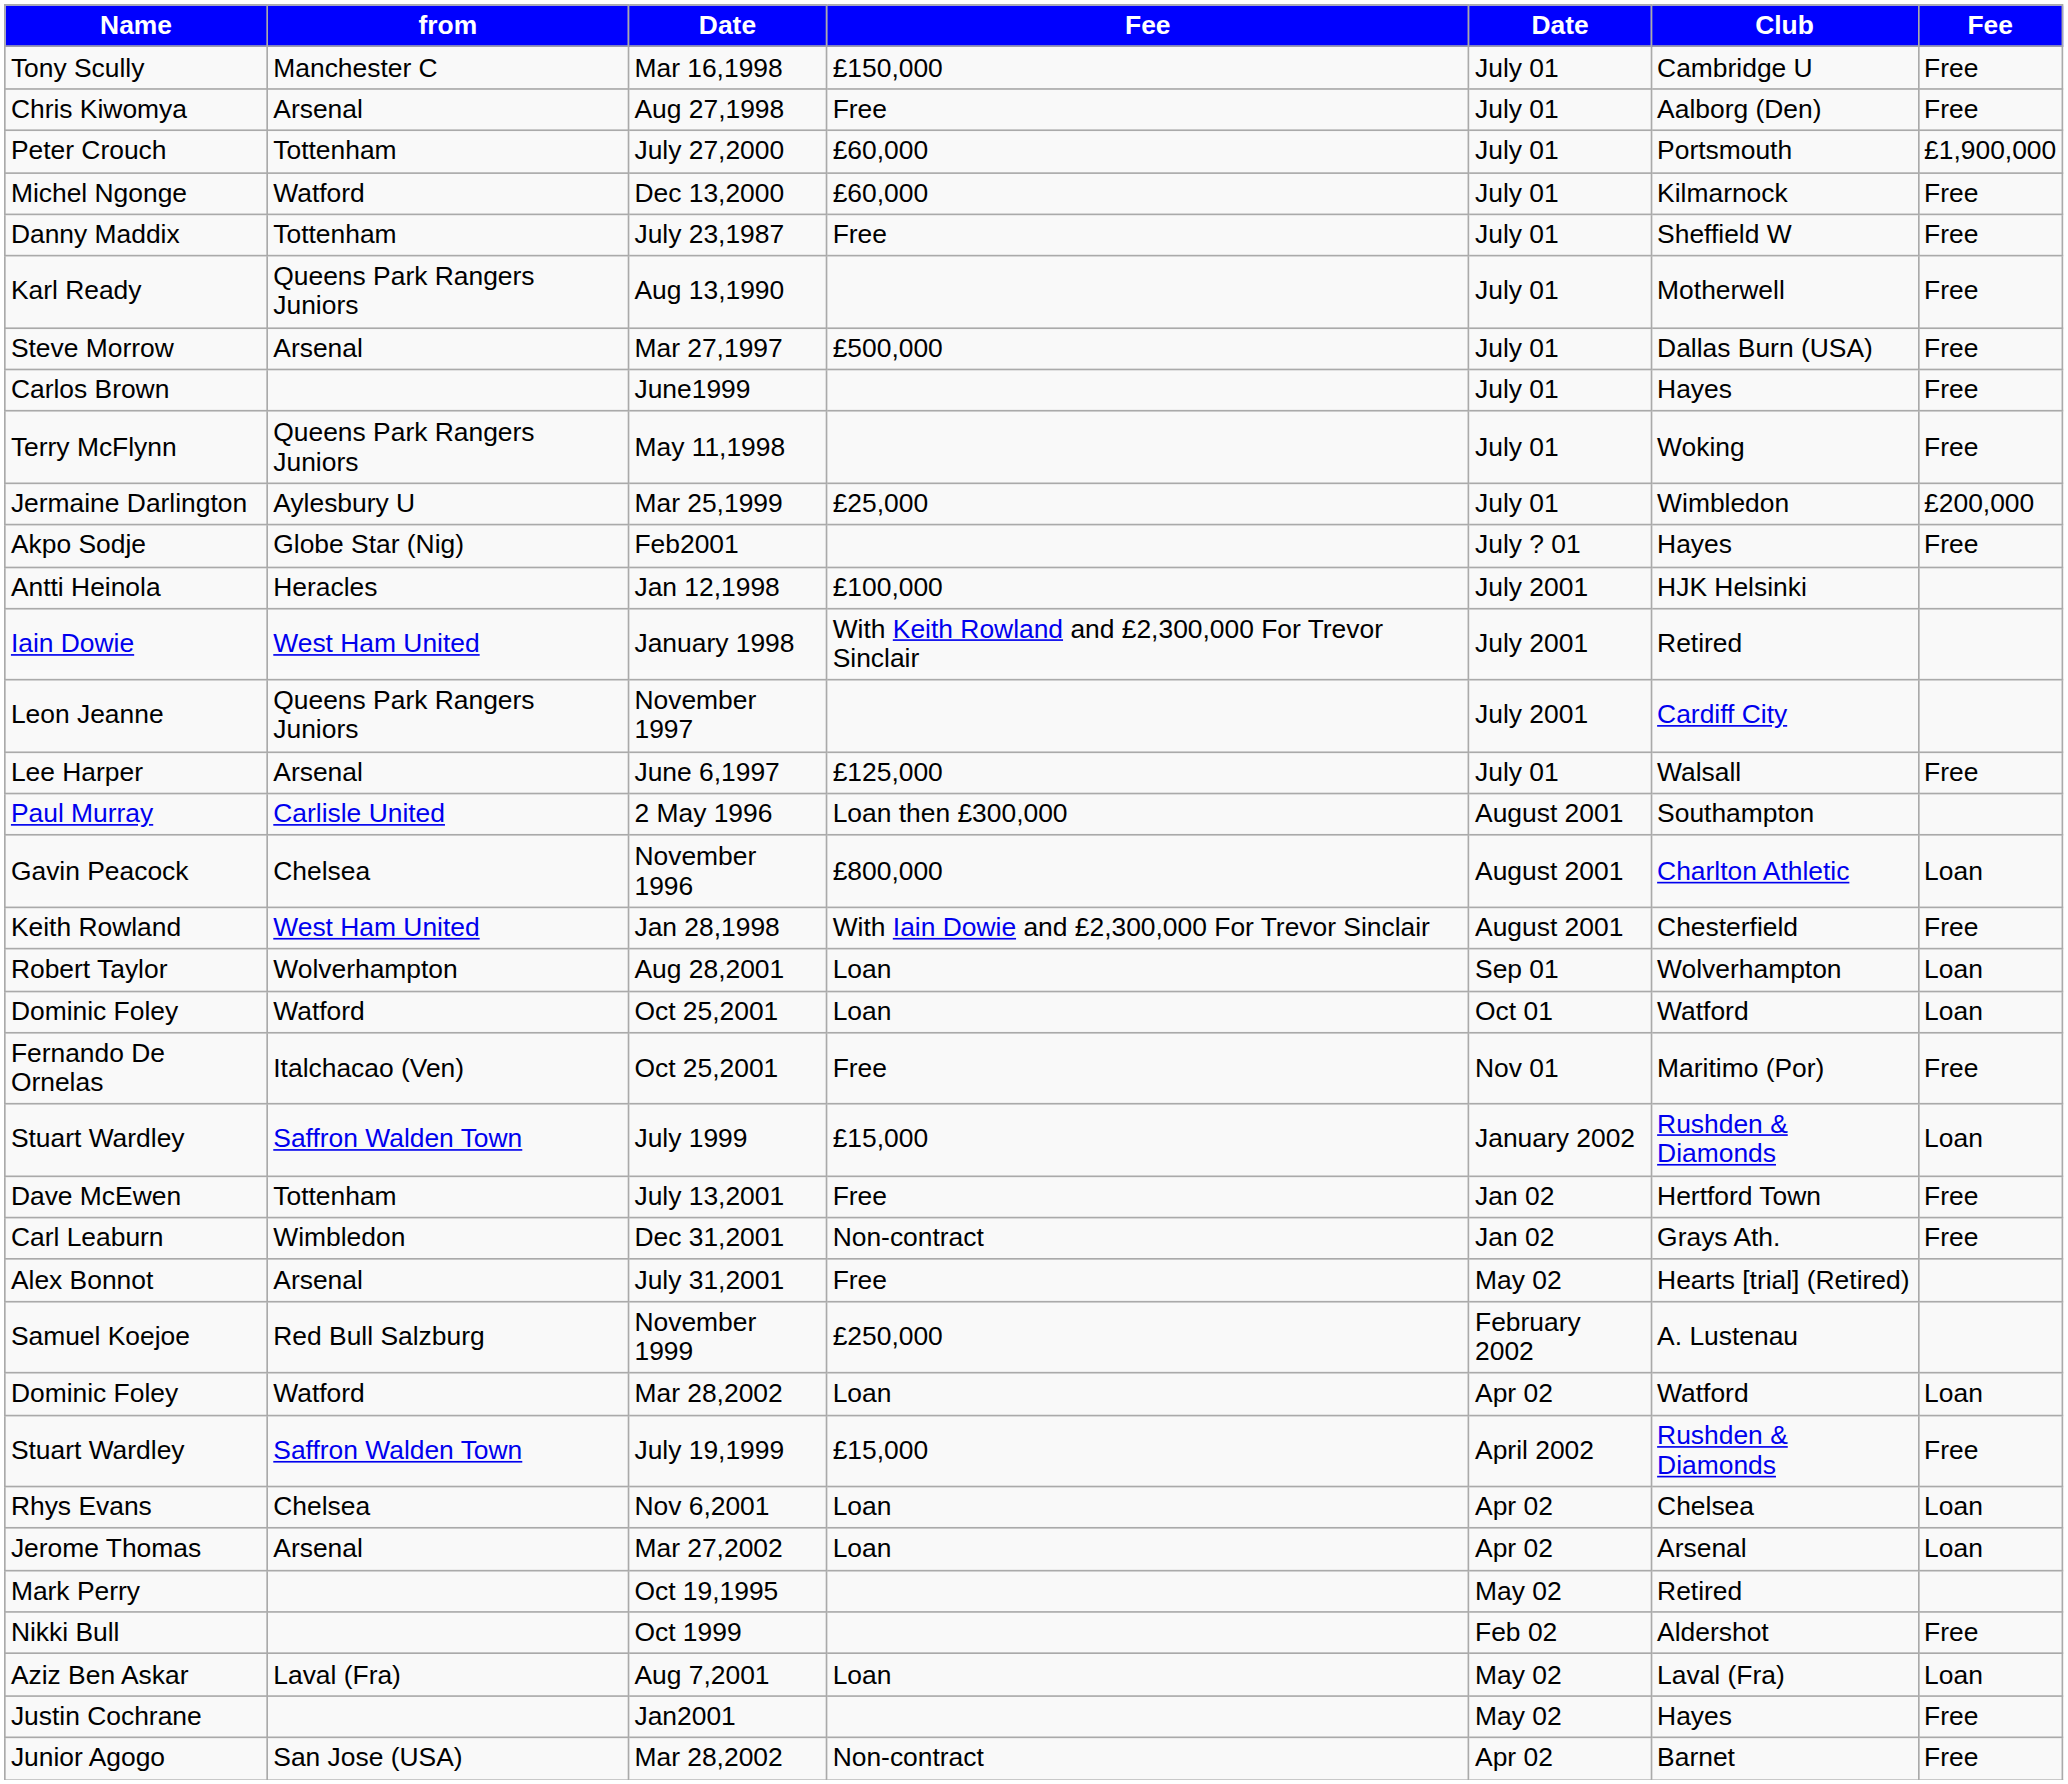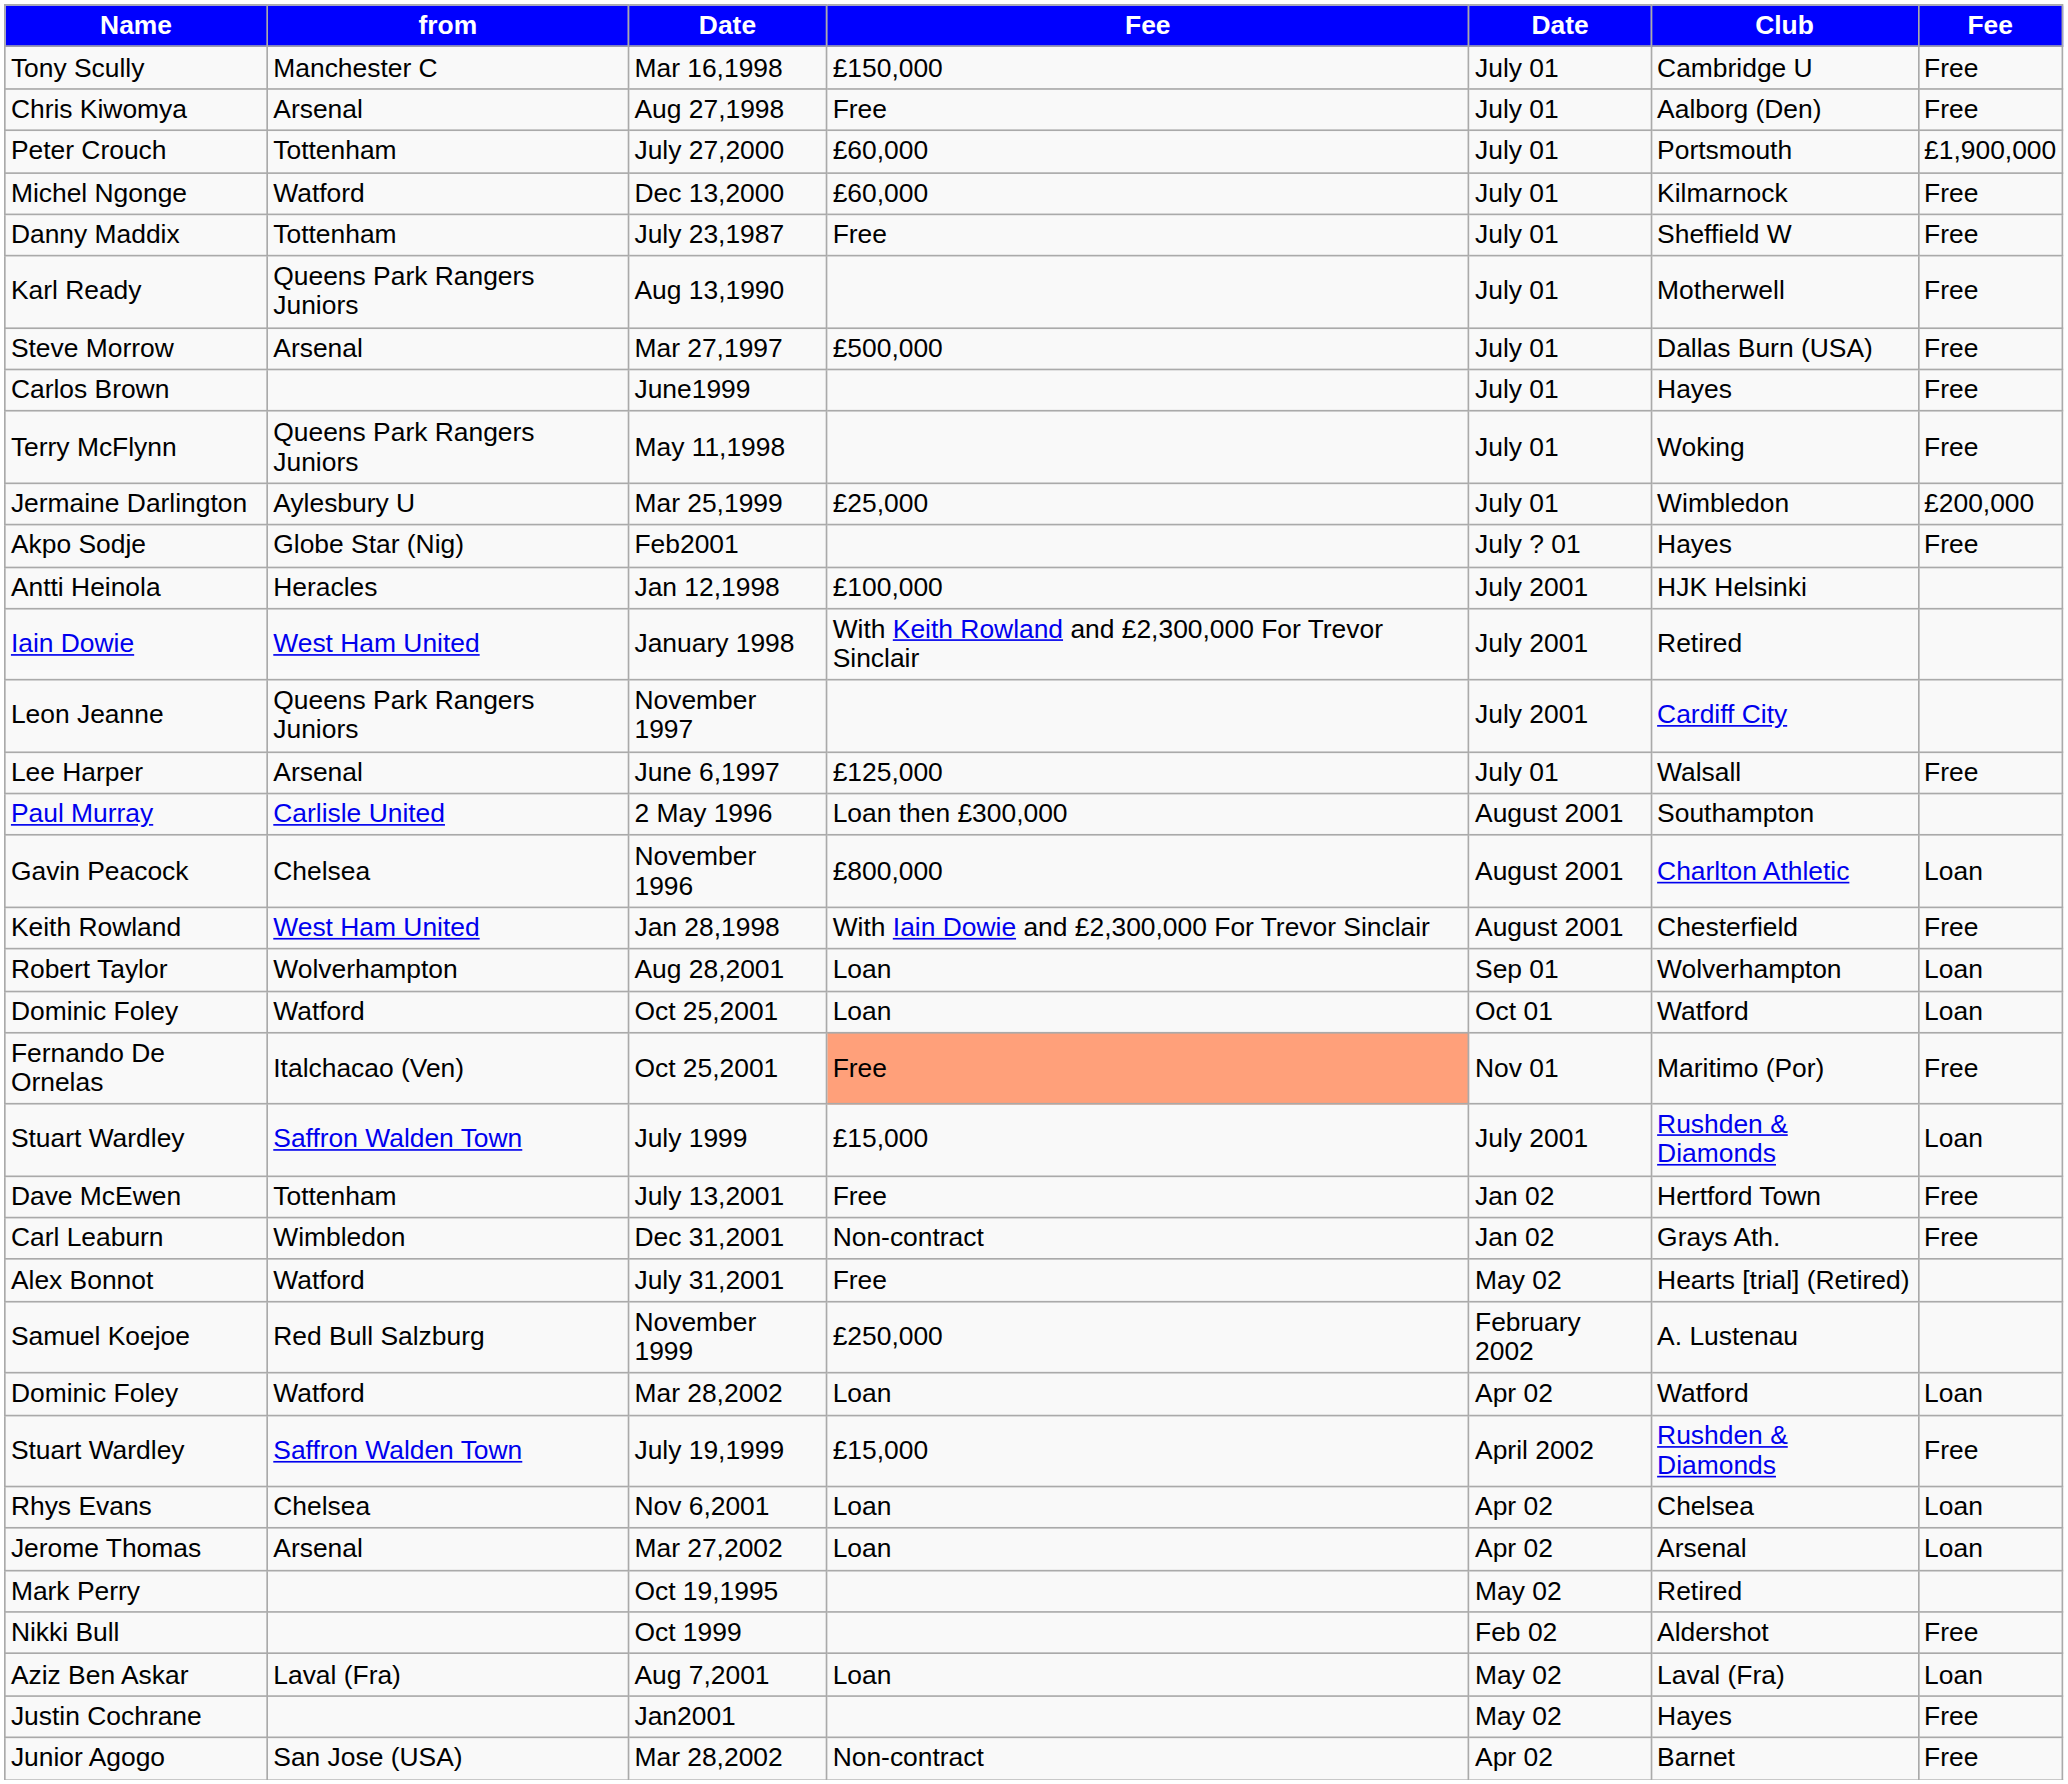(860, 1068) no background -> (860, 1068) lightsalmon background
(1555, 1139) January 2002 -> (1532, 1139) July 2001
(318, 1280) Arsenal -> (319, 1280) Watford
